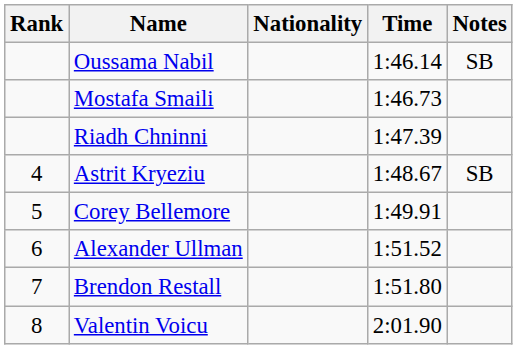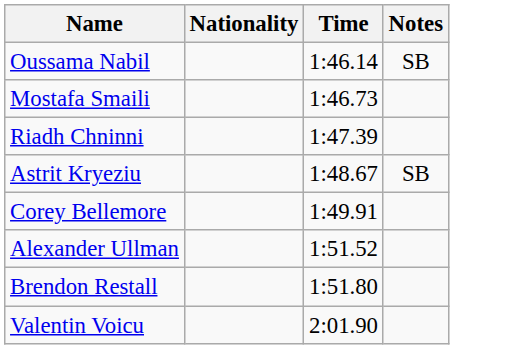- column: (37, 23)
